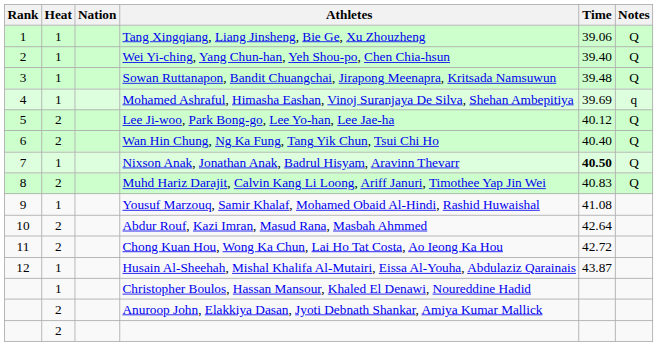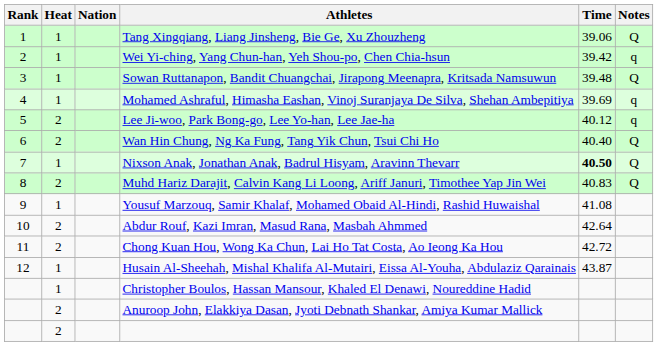(597, 57) 39.40 -> (597, 57) 39.42
(634, 57) Q -> (634, 57) q
(634, 120) Q -> (634, 120) q
